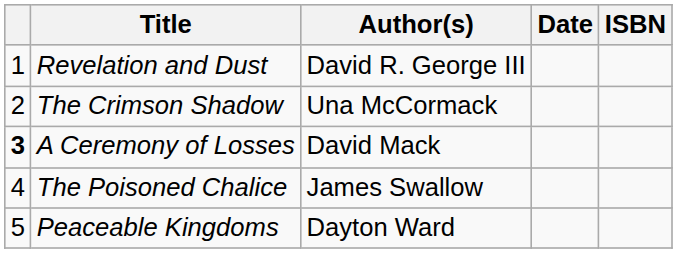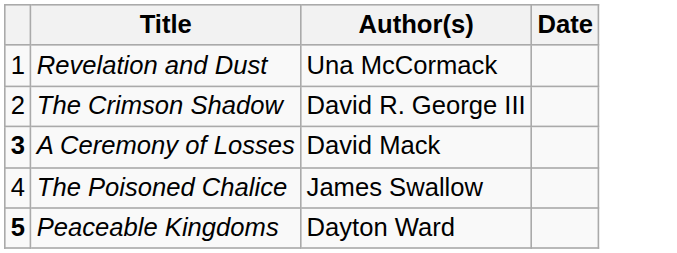- column: (635, 24)
(416, 65) David R. George III -> (402, 65) Una McCormack
(402, 106) Una McCormack -> (416, 106) David R. George III
(18, 227) normal -> (18, 227) bold
